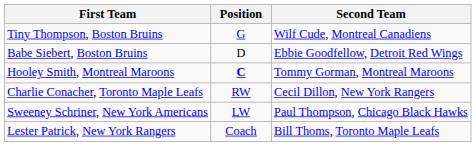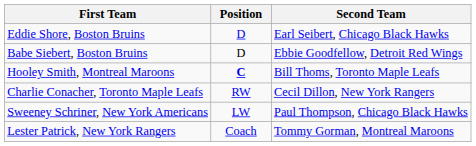- row: (85, 33)
+ row: (76, 33)
(364, 72) Tommy Gorman, Montreal Maroons -> (357, 72) Bill Thoms, Toronto Maple Leafs
(357, 131) Bill Thoms, Toronto Maple Leafs -> (364, 131) Tommy Gorman, Montreal Maroons
